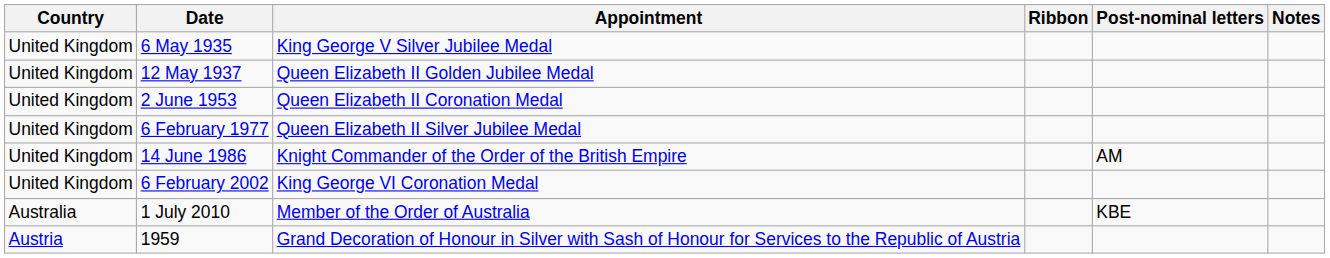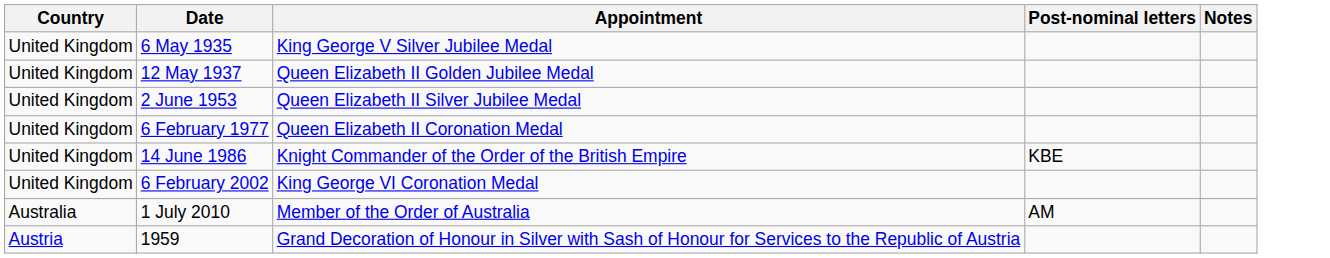- column: (1058, 18)
(420, 101) Queen Elizabeth II Coronation Medal -> (429, 101) Queen Elizabeth II Silver Jubilee Medal
(429, 128) Queen Elizabeth II Silver Jubilee Medal -> (420, 128) Queen Elizabeth II Coronation Medal
(1109, 156) AM -> (1046, 156) KBE
(1114, 211) KBE -> (1041, 211) AM
